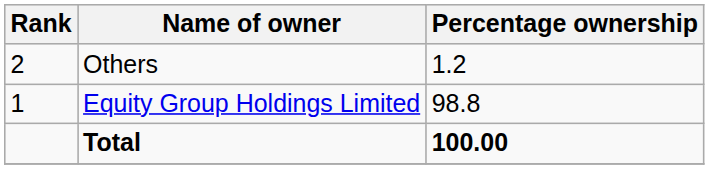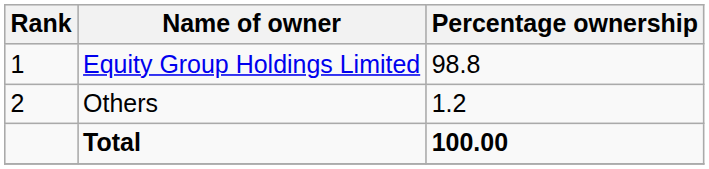rows swapped: (252, 103) <-> (121, 63)
